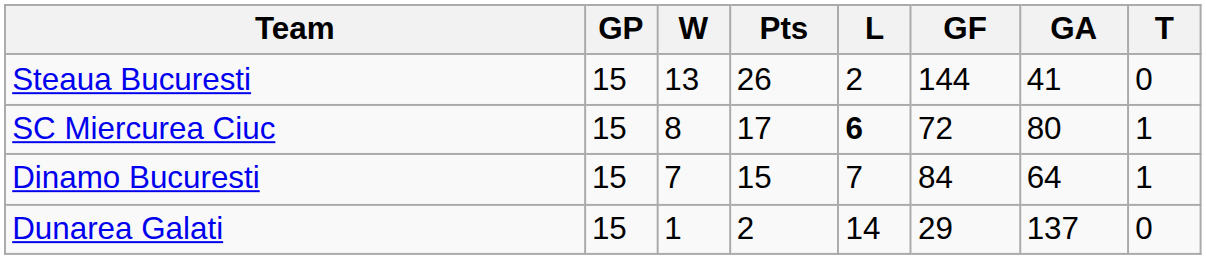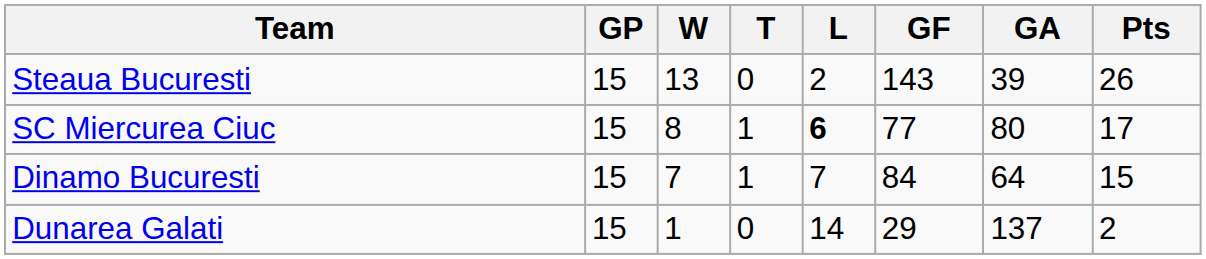columns swapped: (1164, 29) <-> (784, 29)
(944, 79) 144 -> (908, 79) 143
(1044, 79) 41 -> (1008, 79) 39
(935, 128) 72 -> (899, 128) 77
